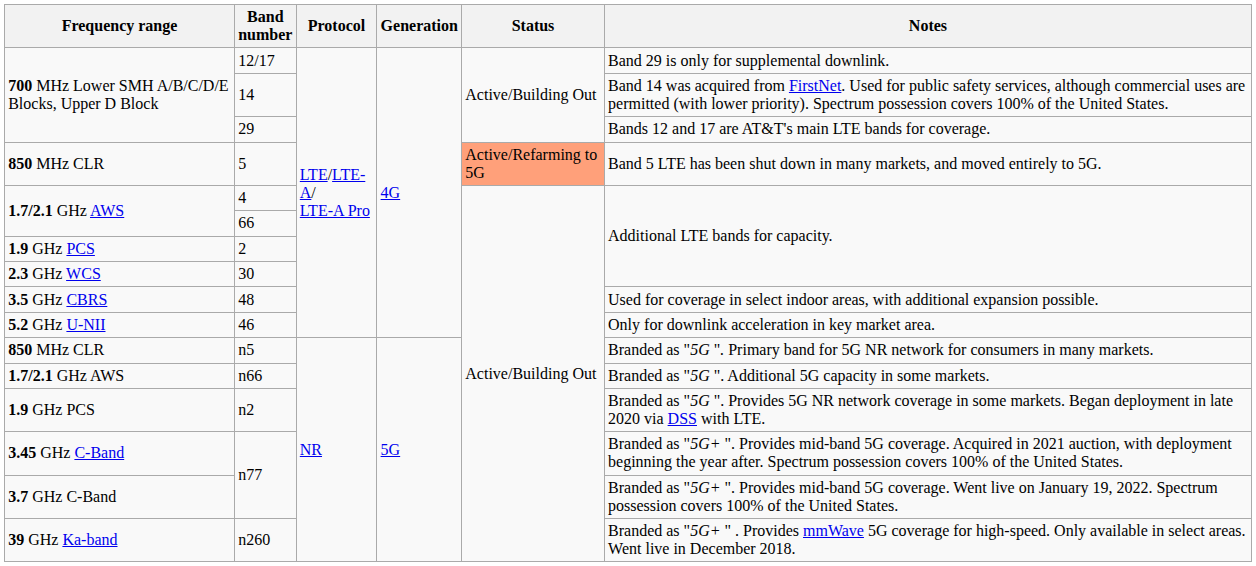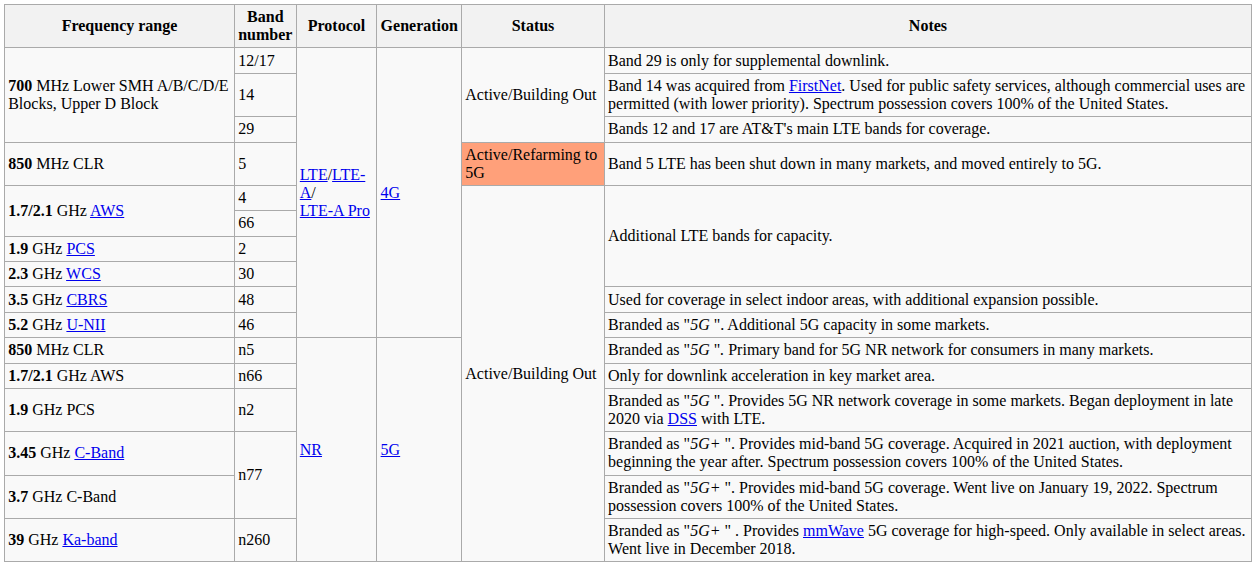(772, 324) Only for downlink acceleration in key market area. -> (799, 324) Branded as "5G ". Additional 5G capacity in some markets.
(799, 375) Branded as "5G ". Additional 5G capacity in some markets. -> (772, 375) Only for downlink acceleration in key market area.
